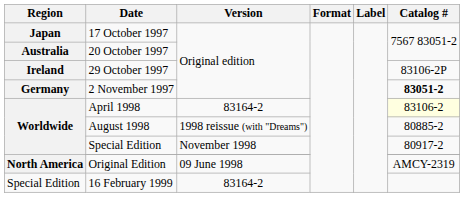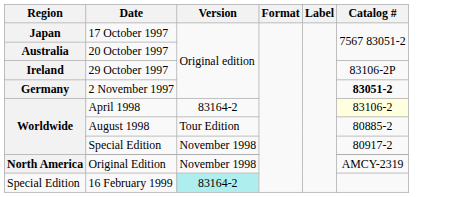(243, 126) 1998 reissue (with "Dreams") -> (209, 126) Tour Edition
(211, 164) 09 June 1998 -> (218, 164) November 1998
(243, 182) no background -> (218, 182) paleturquoise background
